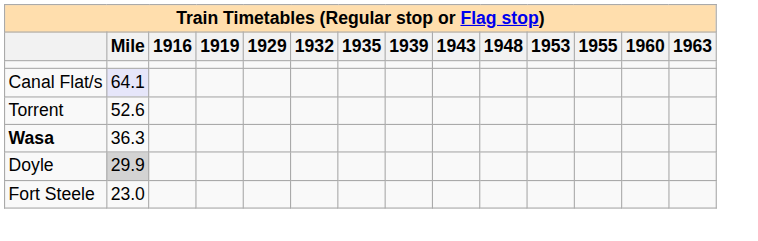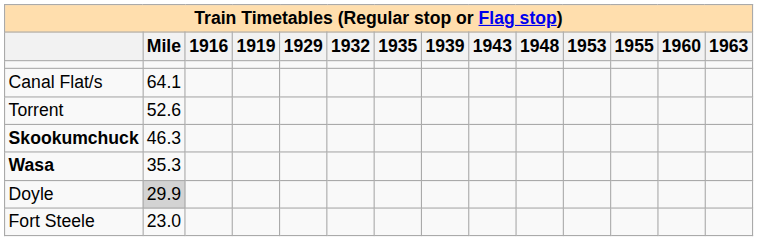(128, 82) lavender background -> (164, 82) no background
+ row: (74, 138)
(128, 138) 36.3 -> (164, 166) 35.3
